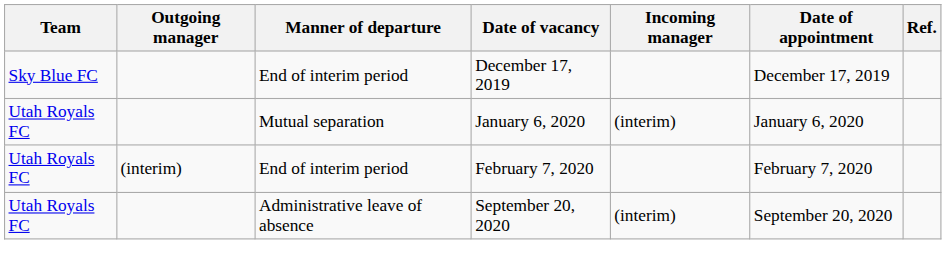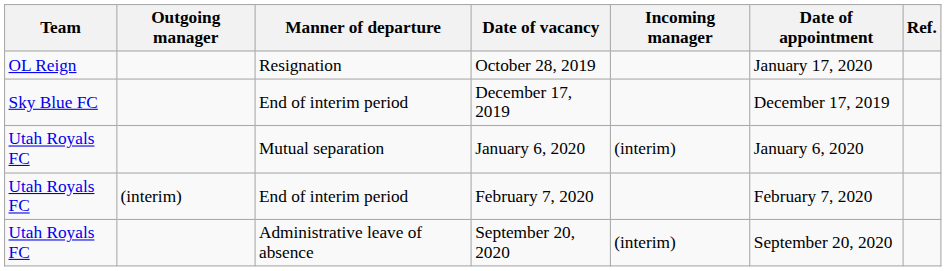+ row: (535, 65)
